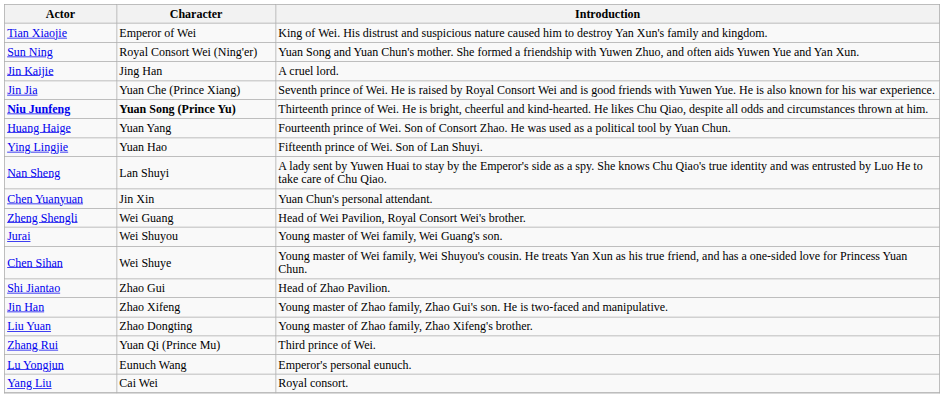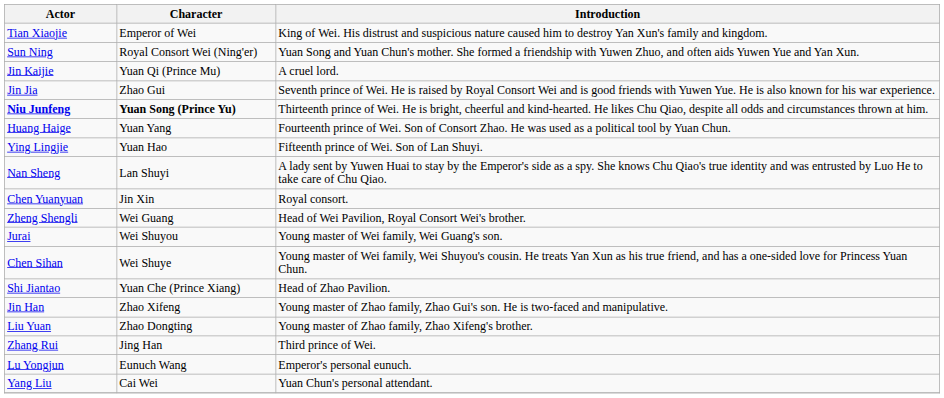(141, 71) Jing Han -> (170, 71) Yuan Qi (Prince Mu)
(180, 90) Yuan Che (Prince Xiang) -> (142, 90) Zhao Gui
(355, 198) Yuan Chun's personal attendant. -> (313, 198) Royal consort.
(142, 288) Zhao Gui -> (180, 288) Yuan Che (Prince Xiang)
(170, 345) Yuan Qi (Prince Mu) -> (141, 345) Jing Han
(313, 383) Royal consort. -> (355, 383) Yuan Chun's personal attendant.
